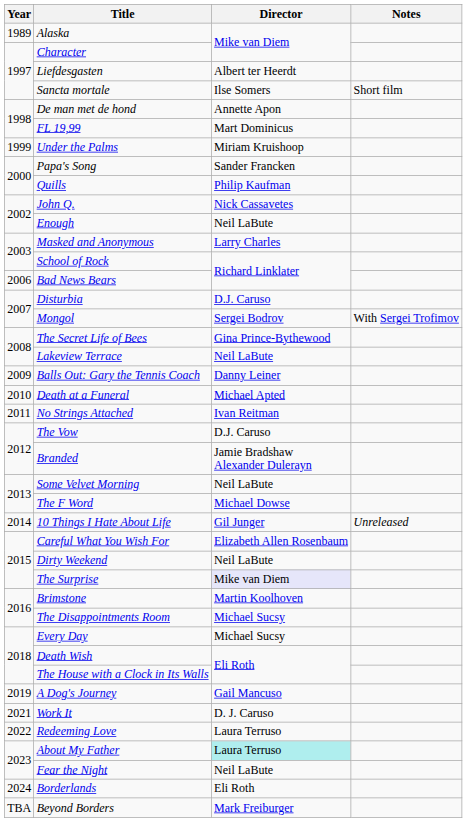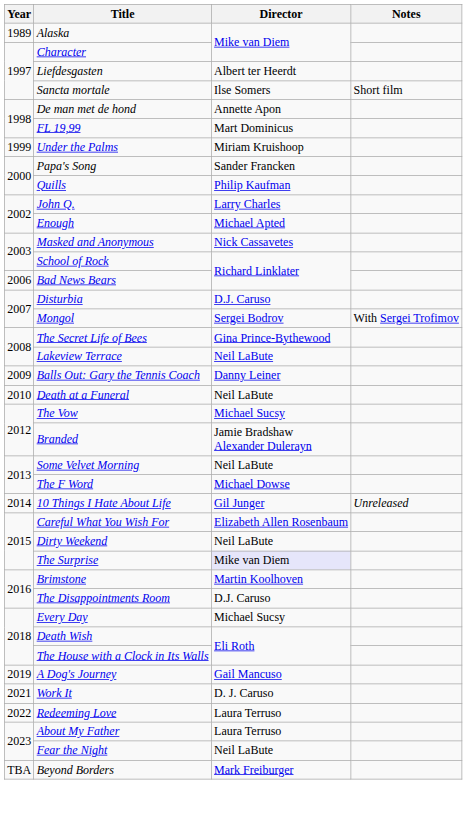(254, 204) Nick Cassavetes -> (247, 204) Larry Charles
(244, 223) Neil LaBute -> (250, 223) Michael Apted
(247, 242) Larry Charles -> (254, 242) Nick Cassavetes
(250, 394) Michael Apted -> (244, 394) Neil LaBute
- row: (85, 413)
(242, 432) D.J. Caruso -> (250, 413) Michael Sucsy
(250, 617) Michael Sucsy -> (242, 598) D.J. Caruso
(248, 750) paleturquoise background -> (248, 731) no background
- row: (66, 788)
